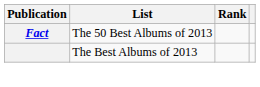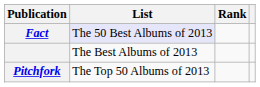(142, 33) no background -> (142, 33) lavender background
+ row: (37, 71)
